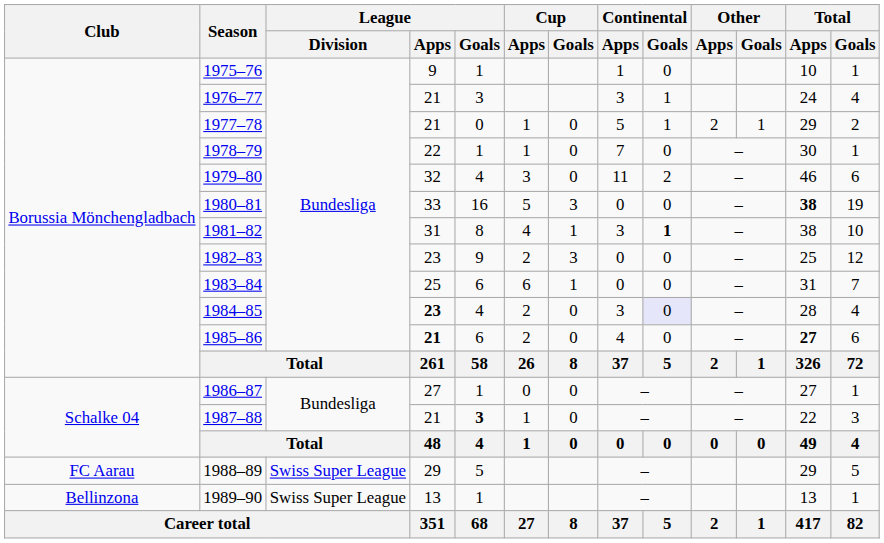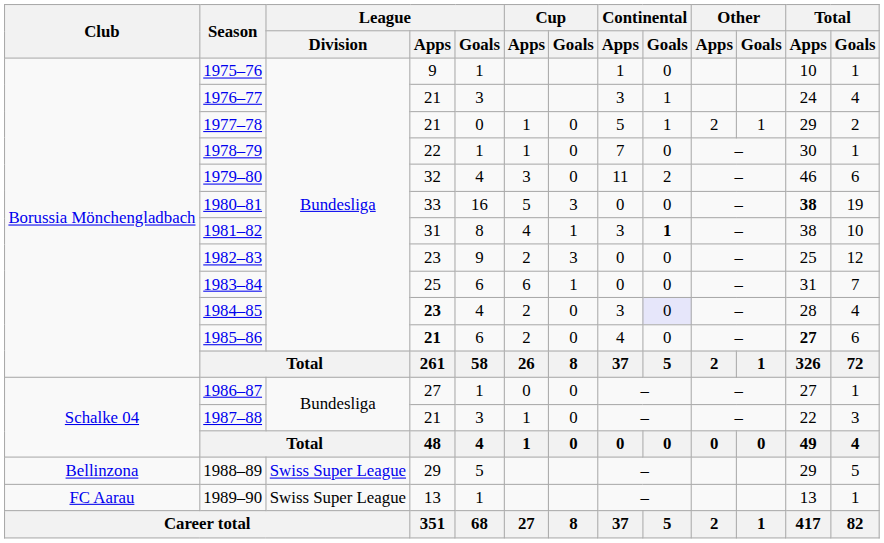(479, 417) bold -> (479, 417) normal
(102, 470) FC Aarau -> (102, 470) Bellinzona
(102, 497) Bellinzona -> (102, 497) FC Aarau
